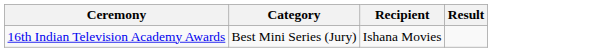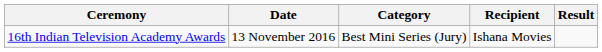+ column: (283, 15)
